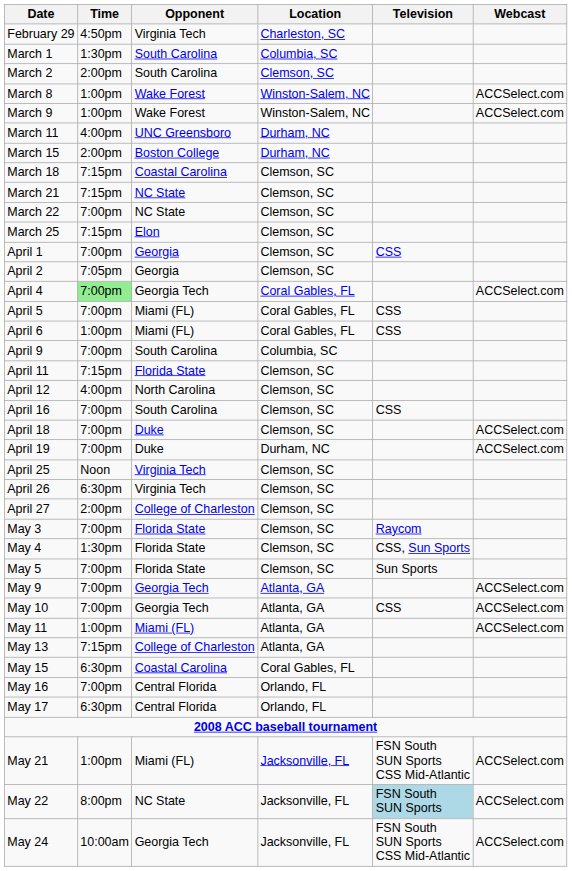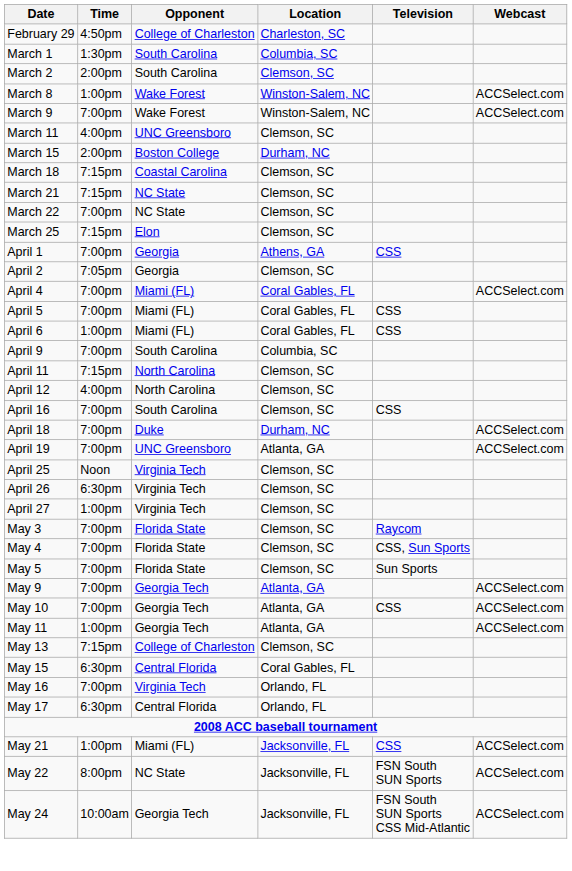(170, 34) Virginia Tech -> (195, 34) College of Charleston
(101, 113) 1:00pm -> (101, 113) 7:00pm
(295, 133) Durham, NC -> (297, 133) Clemson, SC
(297, 251) Clemson, SC -> (292, 251) Athens, GA
(101, 291) lightgreen background -> (101, 291) no background
(172, 291) Georgia Tech -> (164, 291) Miami (FL)
(170, 370) Florida State -> (175, 370) North Carolina
(297, 430) Clemson, SC -> (295, 430) Durham, NC
(149, 449) Duke -> (183, 449) UNC Greensboro
(295, 449) Durham, NC -> (292, 449) Atlanta, GA
(101, 509) 2:00pm -> (101, 509) 1:00pm
(195, 509) College of Charleston -> (170, 509) Virginia Tech
(101, 548) 1:30pm -> (101, 548) 7:00pm
(164, 627) Miami (FL) -> (172, 627) Georgia Tech
(292, 647) Atlanta, GA -> (297, 647) Clemson, SC
(181, 667) Coastal Carolina -> (176, 667) Central Florida
(176, 687) Central Florida -> (170, 687) Virginia Tech
(423, 760) FSN South SUN Sports CSS Mid-Atlantic -> (389, 746) CSS
(409, 801) lightblue background -> (409, 773) no background
